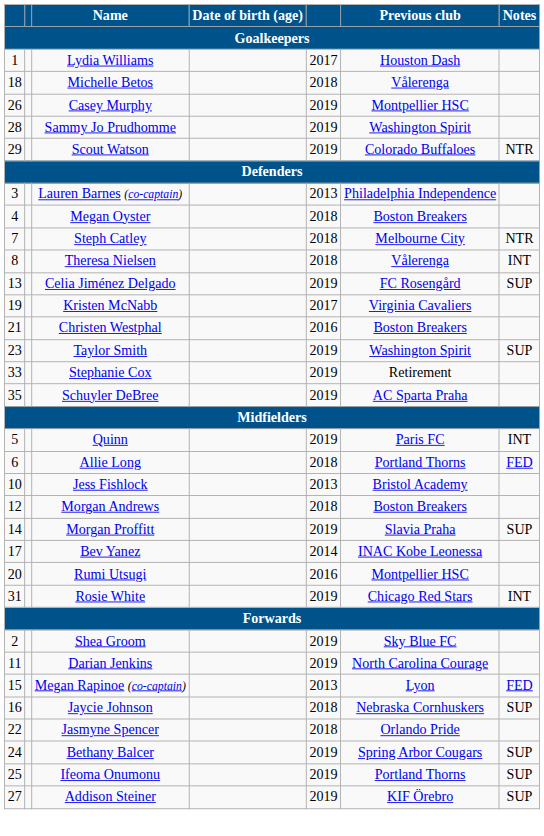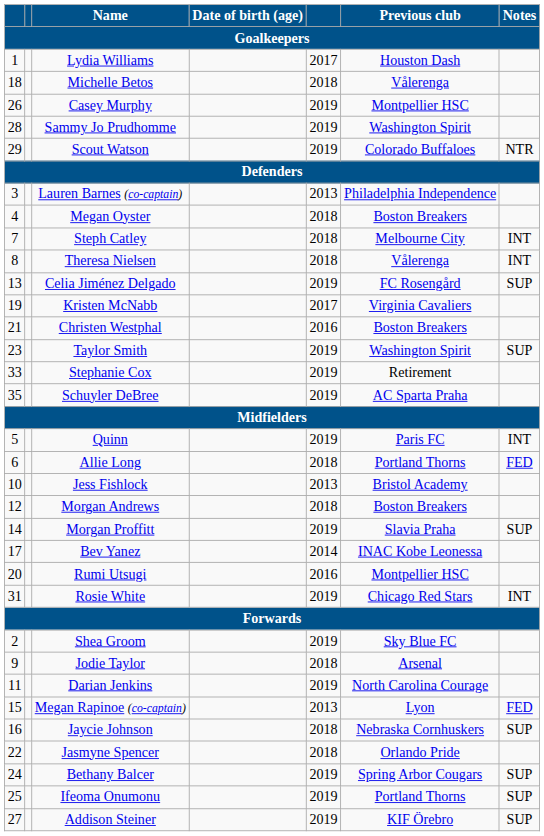(519, 238) NTR -> (519, 238) INT
+ row: (110, 663)
